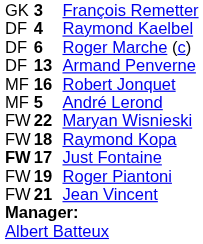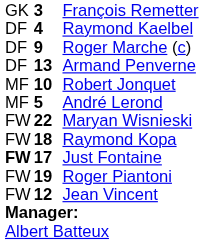(38, 47) 6 -> (38, 47) 9
(43, 84) 16 -> (43, 84) 10
(43, 194) 21 -> (43, 194) 12
